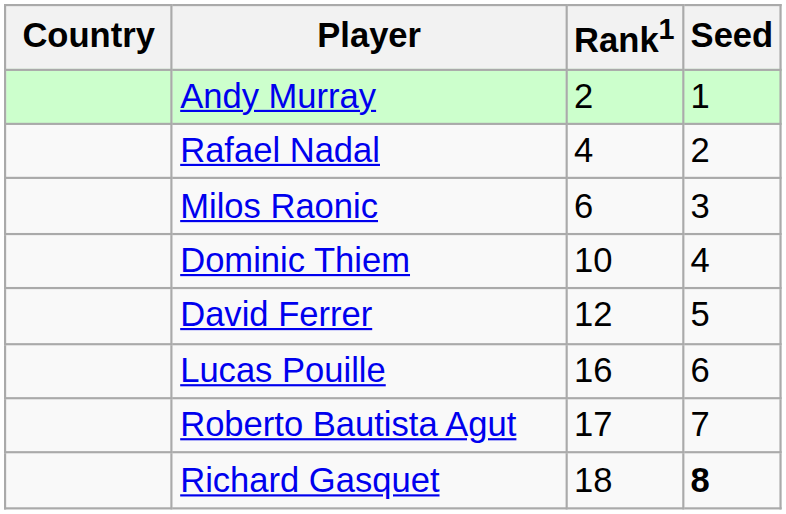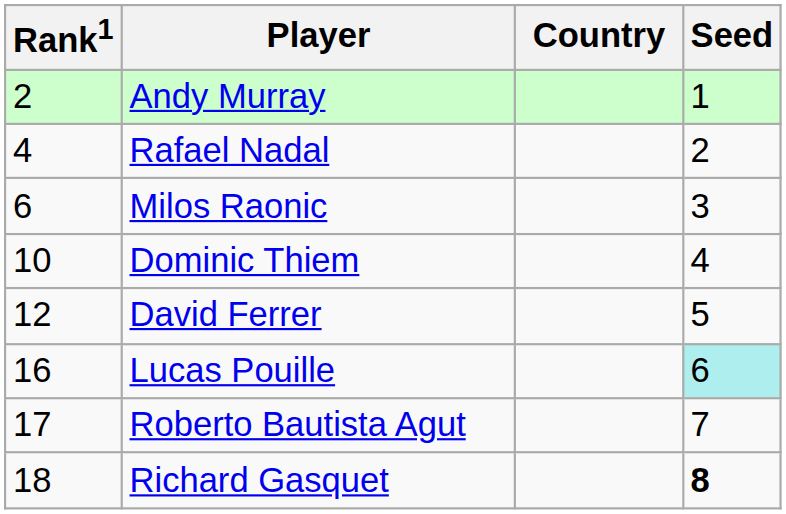columns swapped: (89, 36) <-> (624, 36)
(700, 370) no background -> (700, 370) paleturquoise background
